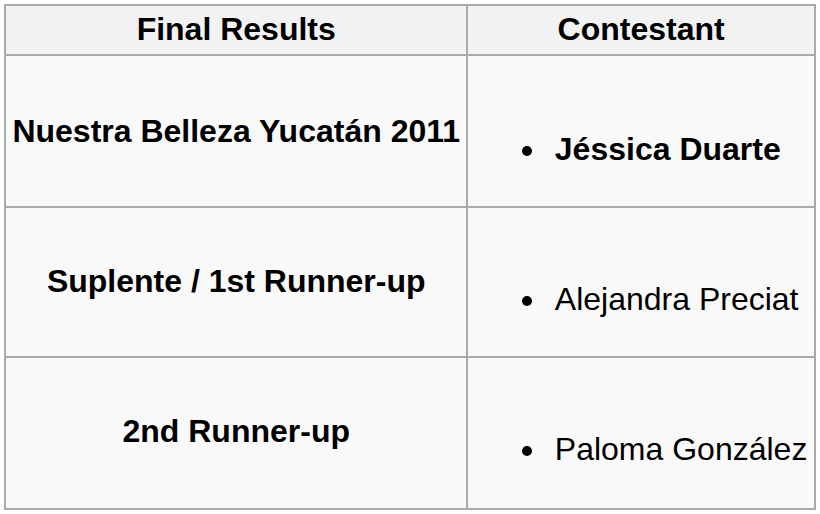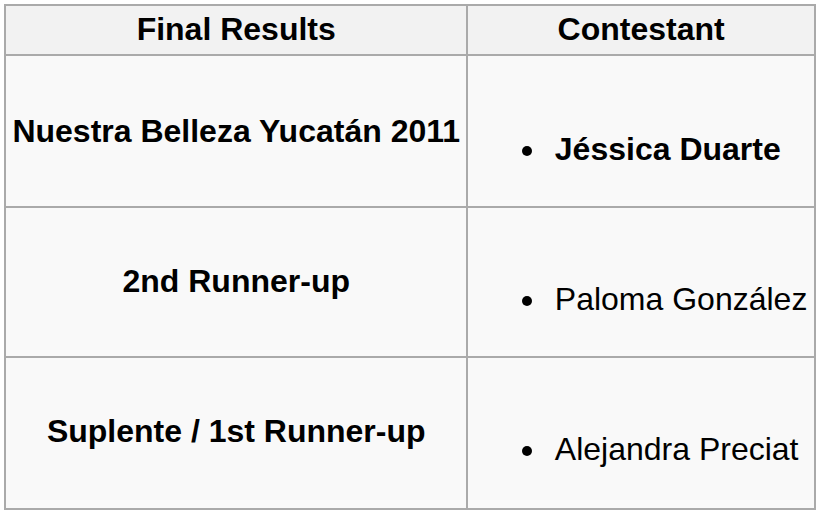rows swapped: (236, 281) <-> (236, 432)
